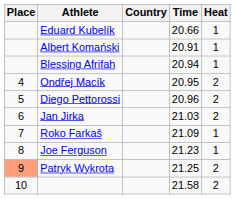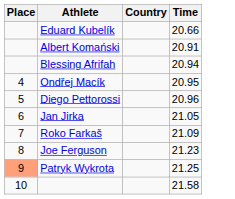- column: (216, 13)
(185, 116) 21.03 -> (185, 116) 21.05
